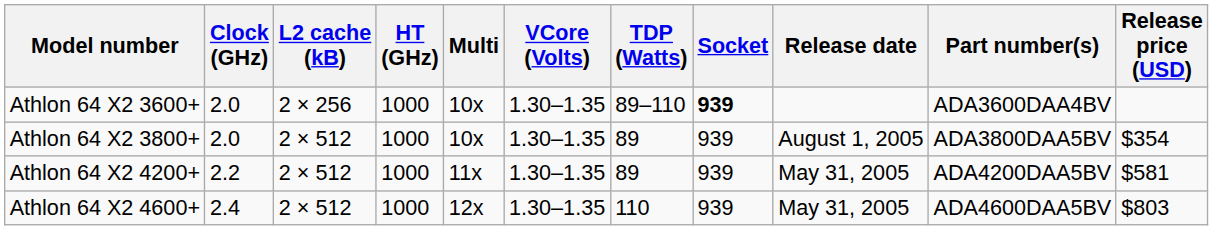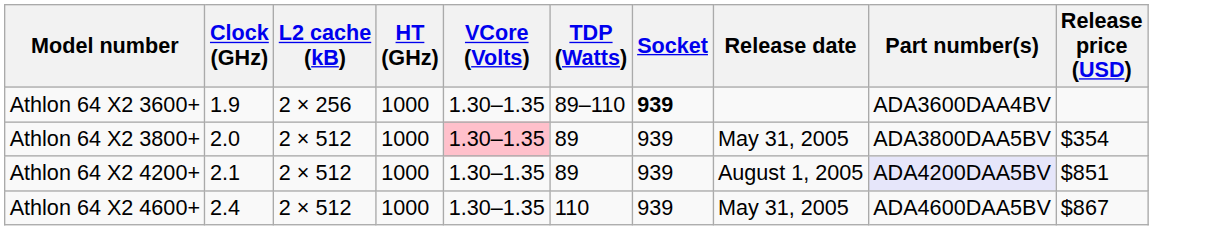- column: (474, 45)
(225, 104) 2.0 -> (225, 104) 1.9
(557, 138) no background -> (497, 138) pink background
(851, 138) August 1, 2005 -> (783, 138) May 31, 2005
(225, 172) 2.2 -> (225, 172) 2.1
(844, 172) May 31, 2005 -> (791, 172) August 1, 2005
(1022, 172) no background -> (962, 172) lavender background
(1145, 172) $581 -> (1085, 172) $851
(1145, 207) $803 -> (1085, 207) $867
